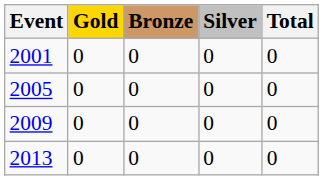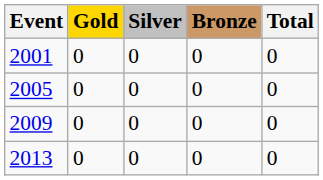columns swapped: (230, 21) <-> (161, 21)
